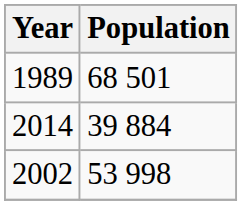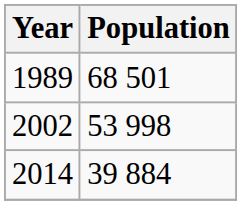rows swapped: (43, 174) <-> (43, 125)
